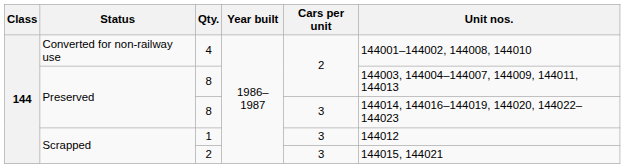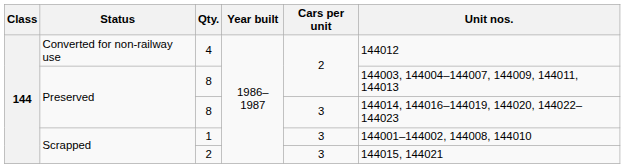(446, 50) 144001–144002, 144008, 144010 -> (380, 50) 144012
(380, 136) 144012 -> (446, 136) 144001–144002, 144008, 144010
